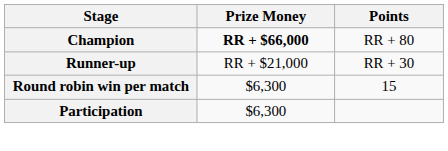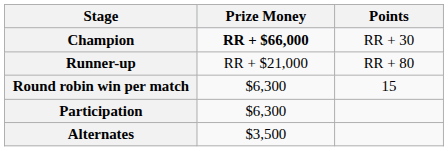(389, 39) RR + 80 -> (389, 39) RR + 30
(389, 63) RR + 30 -> (389, 63) RR + 80
+ row: (101, 134)
